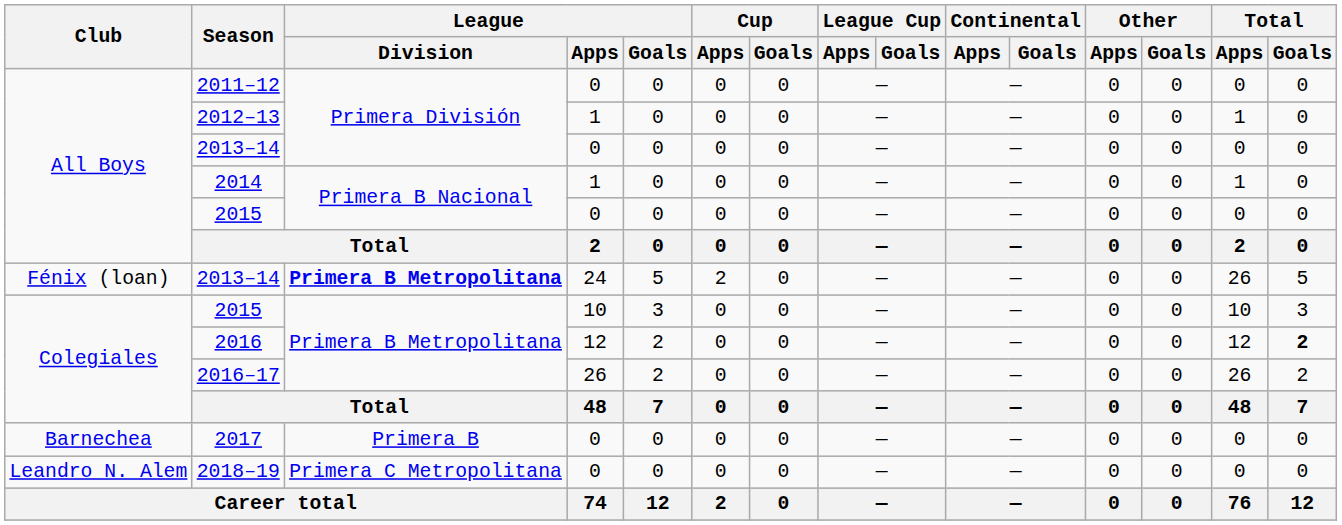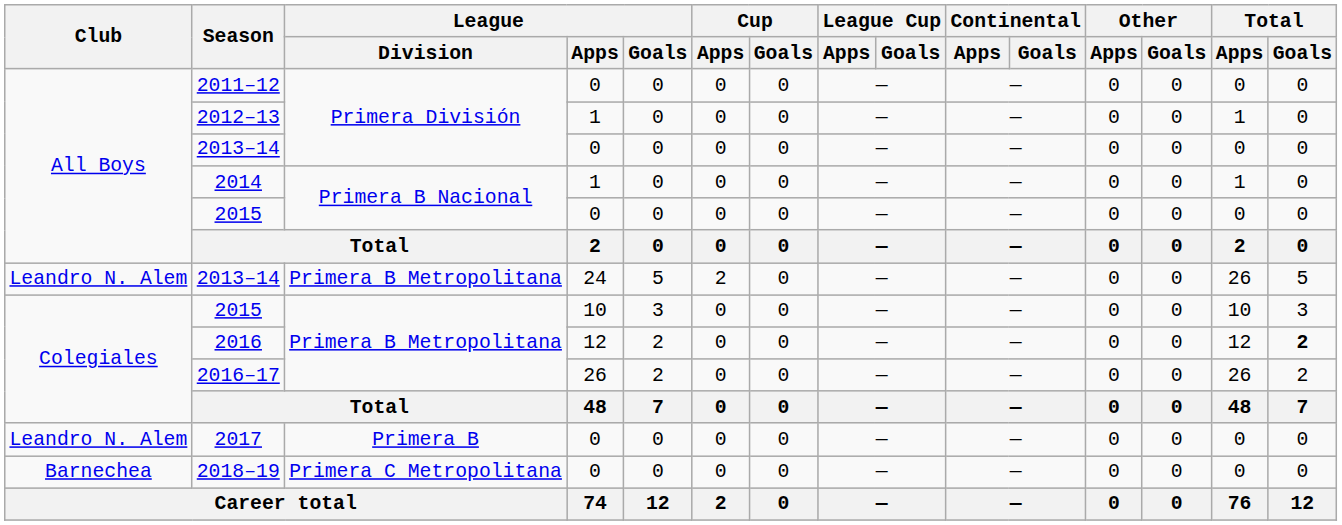(98, 279) Fénix (loan) -> (98, 279) Leandro N. Alem
(426, 279) bold -> (426, 279) normal
(98, 440) Barnechea -> (98, 440) Leandro N. Alem
(98, 472) Leandro N. Alem -> (98, 472) Barnechea
